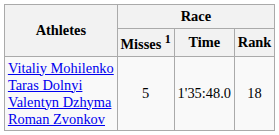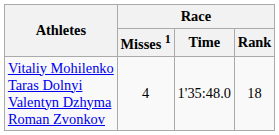(146, 93) 5 -> (146, 93) 4
